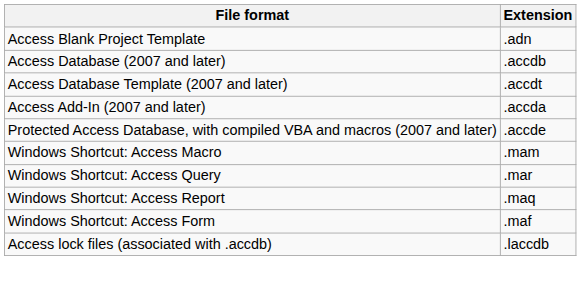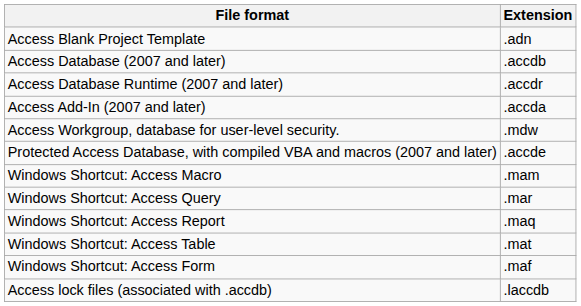+ row: (145, 84)
- row: (148, 84)
+ row: (174, 130)
+ row: (112, 244)
